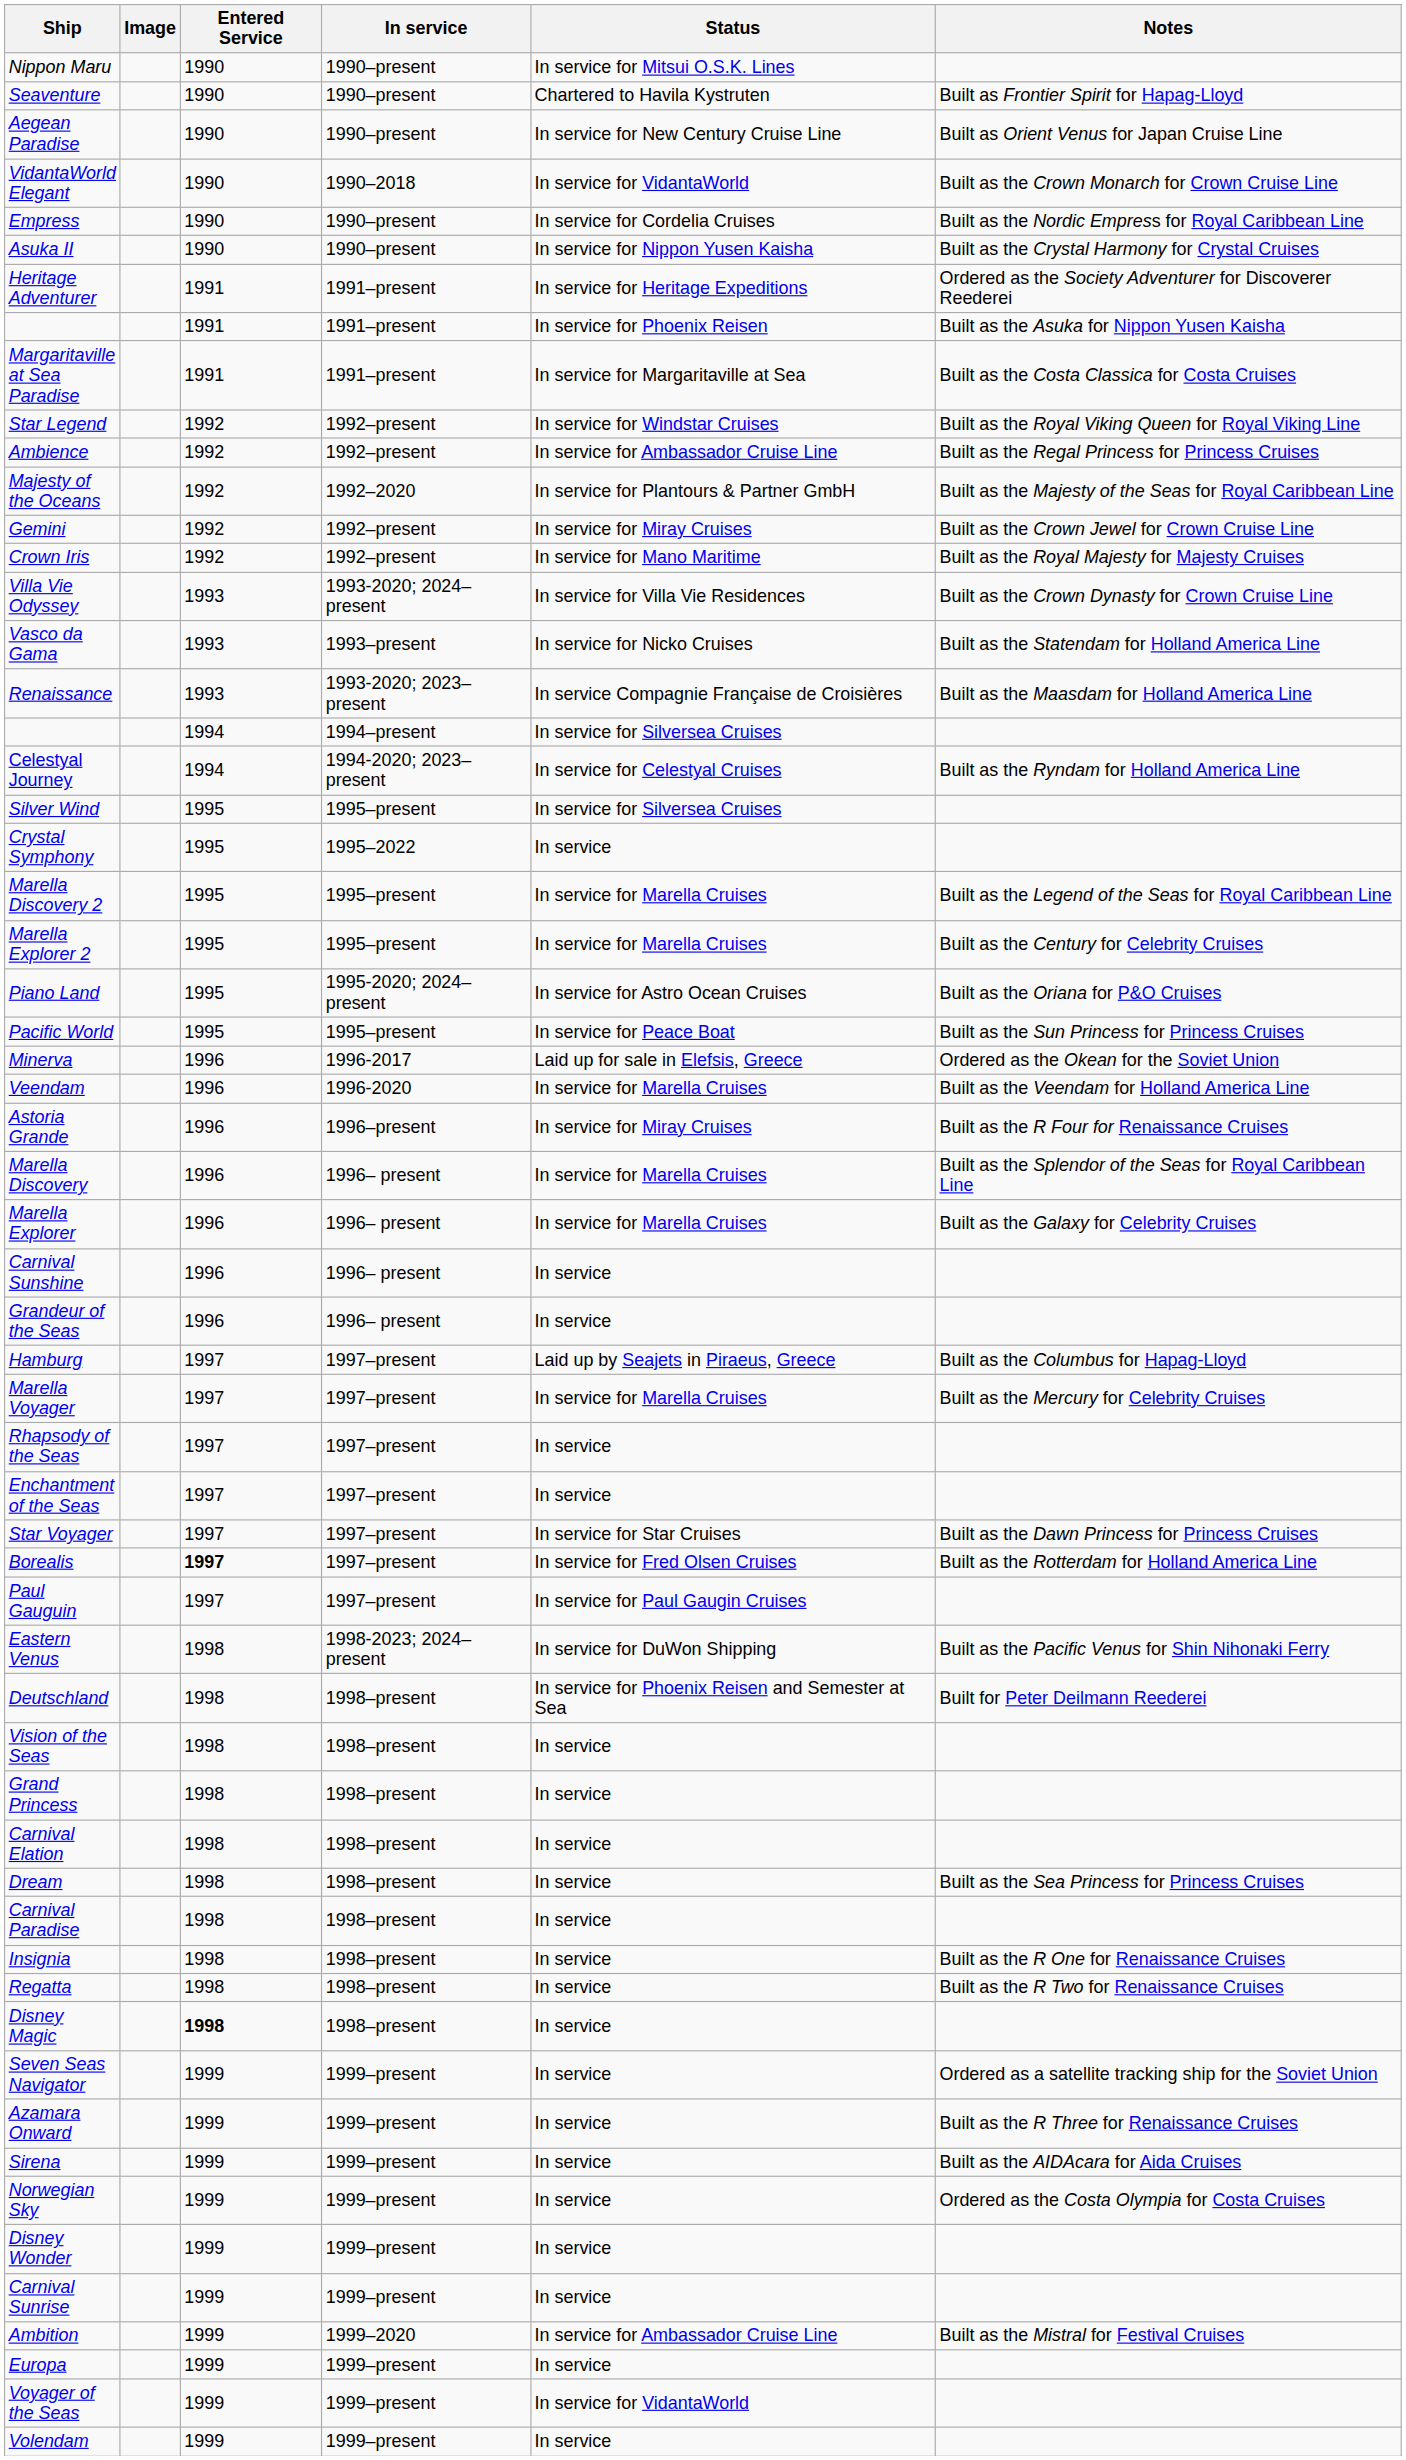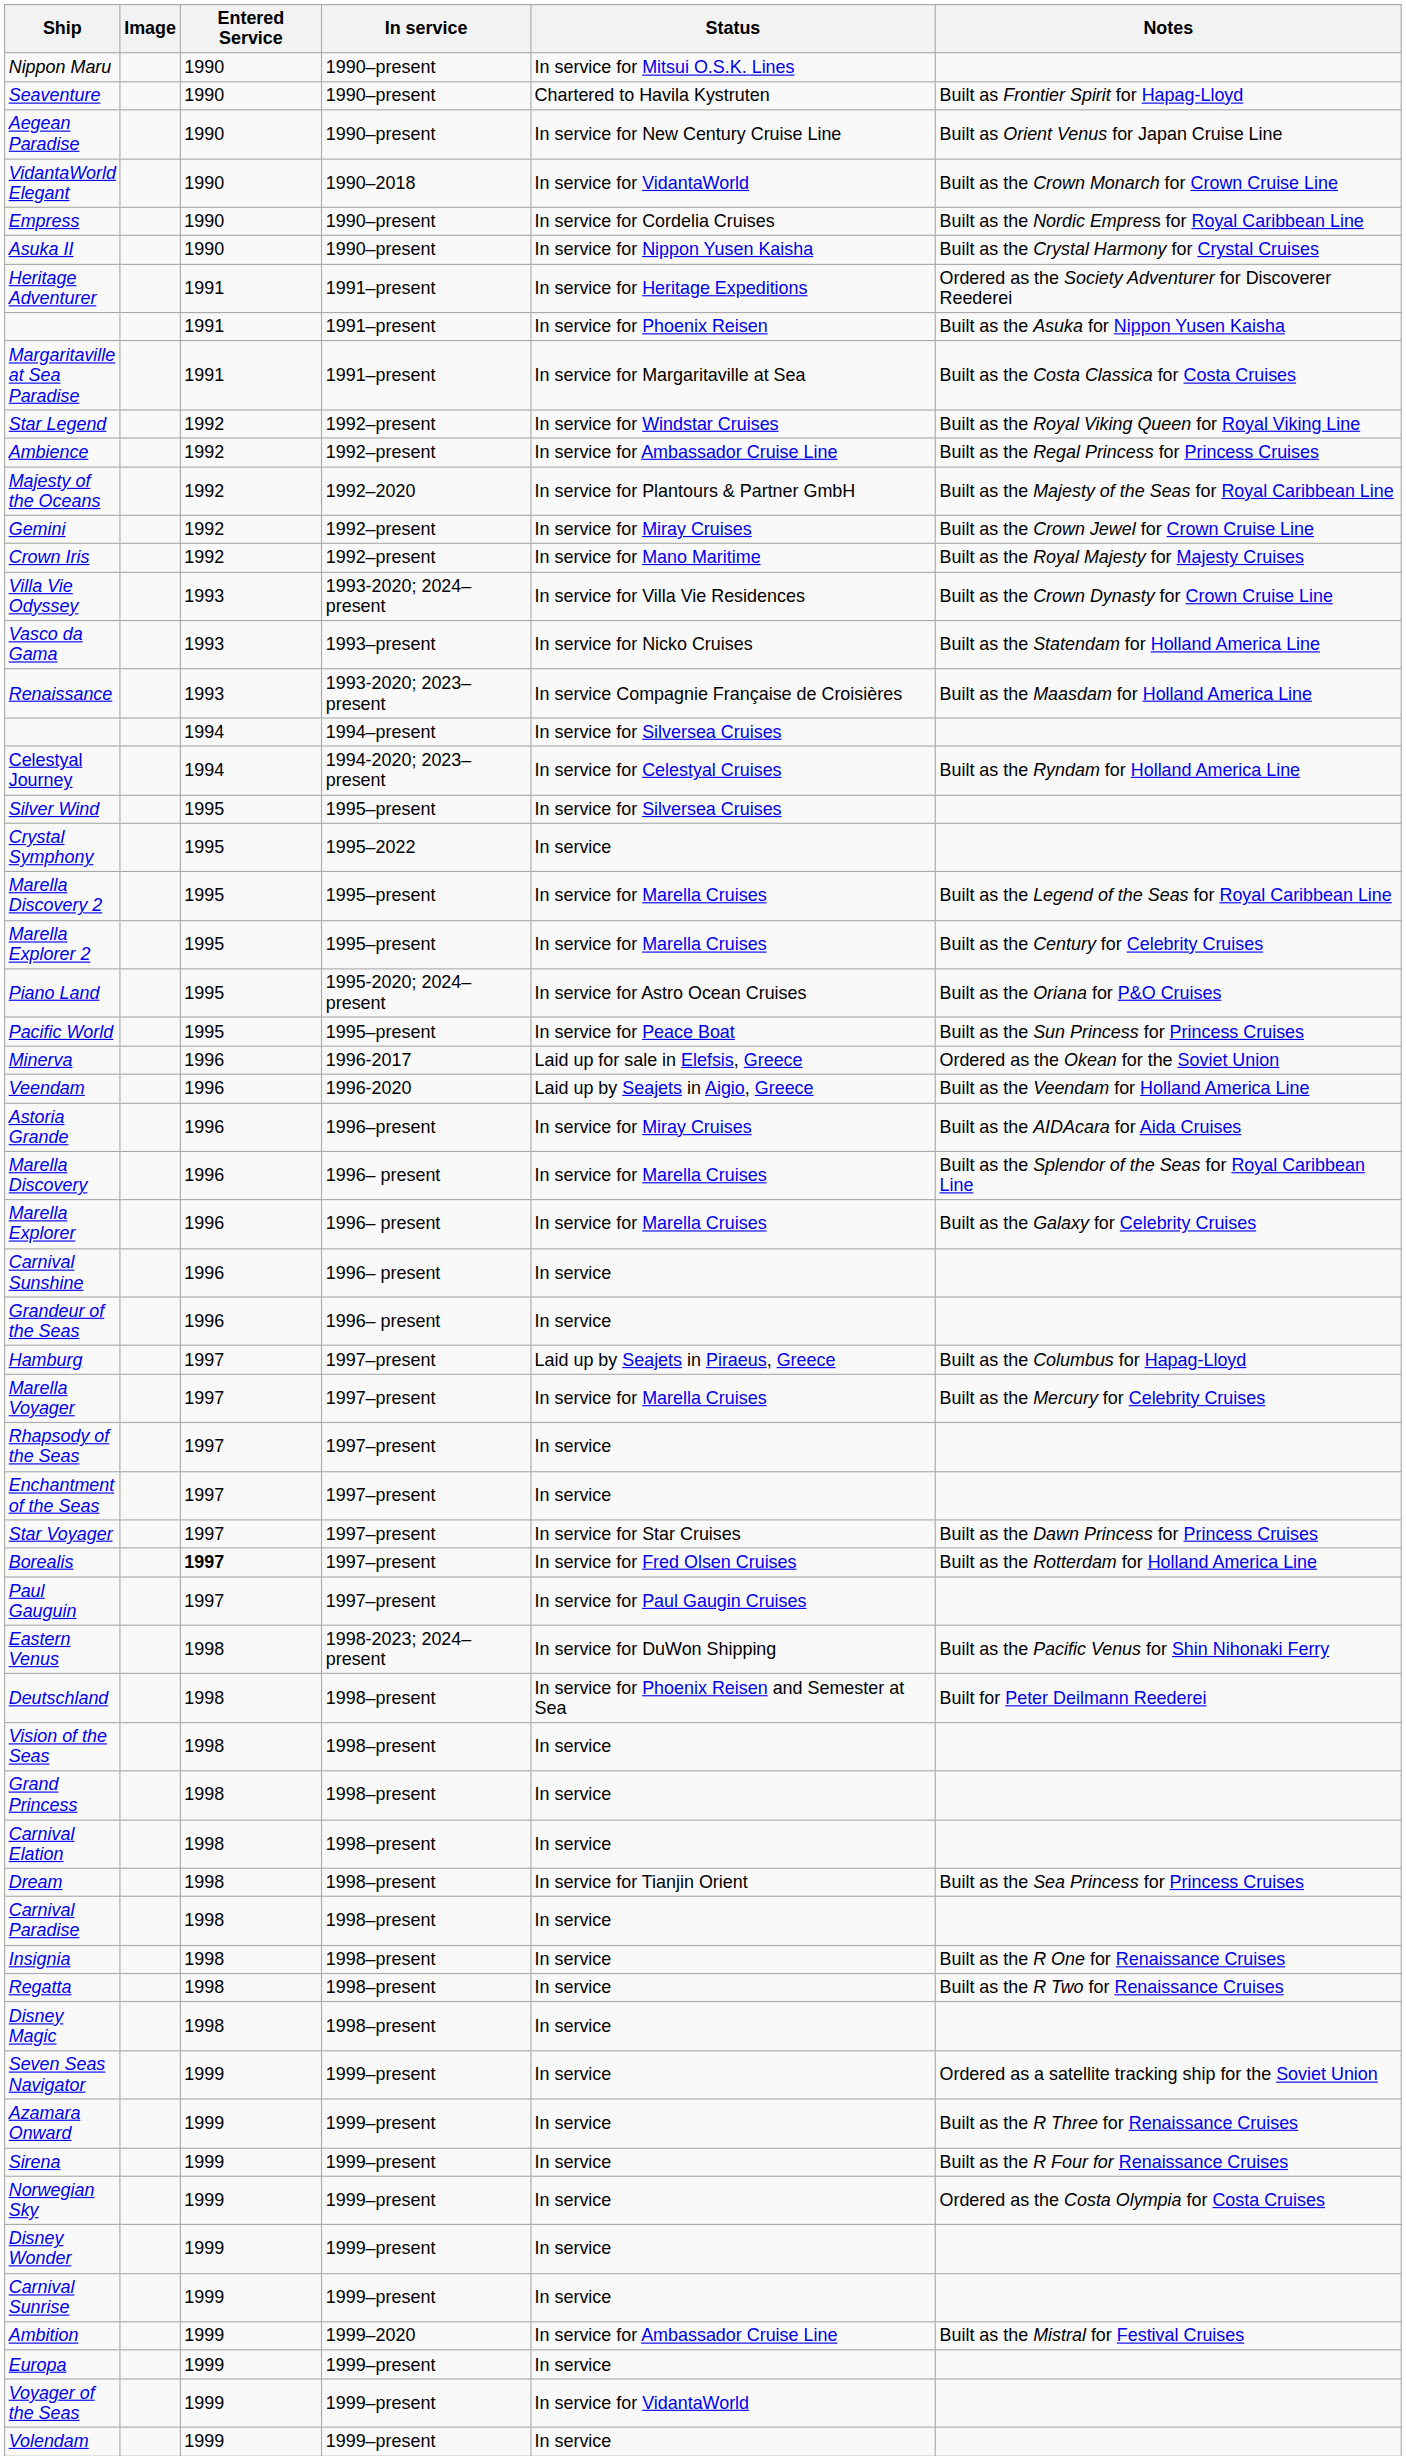(651, 1088) In service for Marella Cruises -> (674, 1088) Laid up by Seajets in Aigio, Greece
(1114, 1126) Built as the R Four for Renaissance Cruises -> (1090, 1126) Built as the AIDAcara for Aida Cruises
(573, 1882) In service -> (641, 1882) In service for Tianjin Orient
(204, 2026) bold -> (204, 2026) normal
(1090, 2161) Built as the AIDAcara for Aida Cruises -> (1114, 2161) Built as the R Four for Renaissance Cruises
